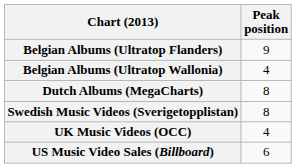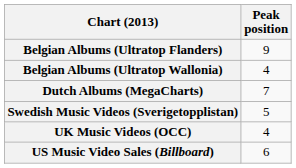(266, 91) 8 -> (266, 91) 7
(266, 111) 8 -> (266, 111) 5
